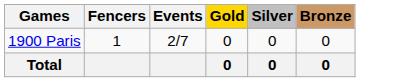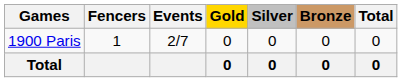+ column: (376, 16)
